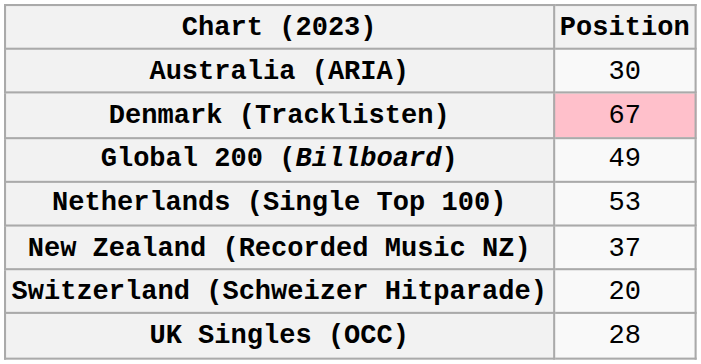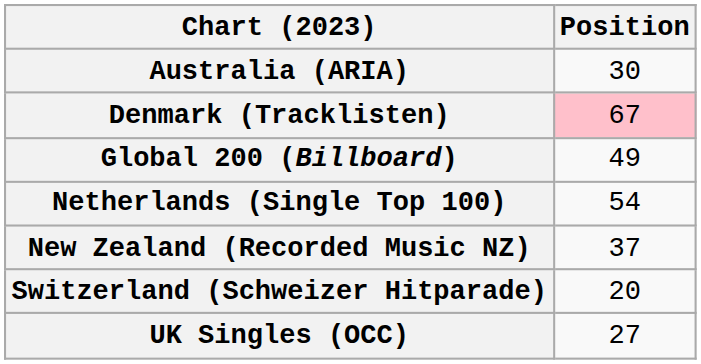(625, 203) 53 -> (625, 203) 54
(625, 336) 28 -> (625, 336) 27
